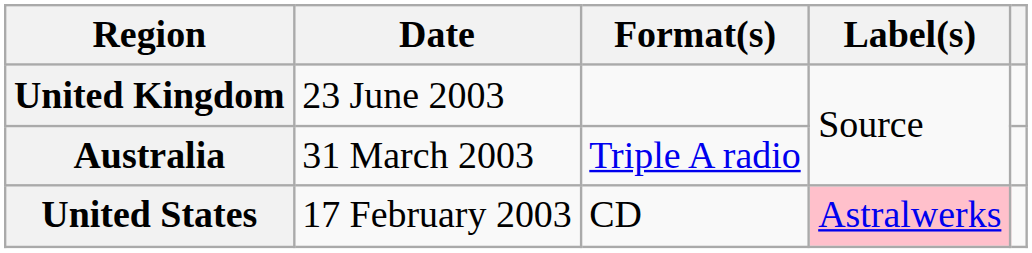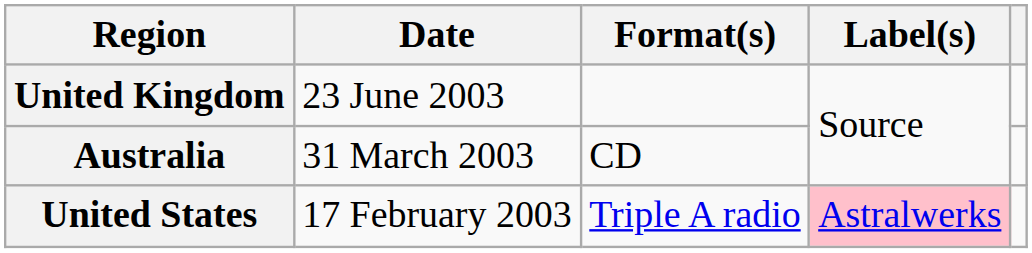(695, 154) Triple A radio -> (616, 154) CD
(616, 214) CD -> (695, 214) Triple A radio
